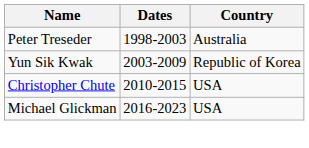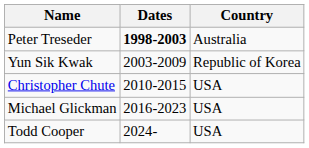(155, 39) normal -> (155, 39) bold
+ row: (46, 131)
